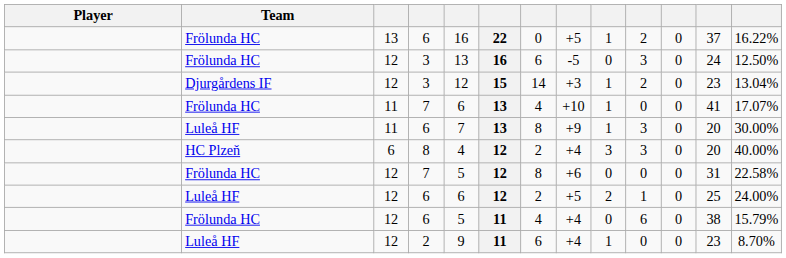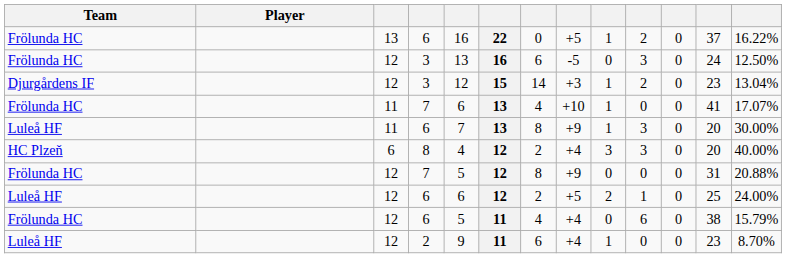columns swapped: (93, 15) <-> (278, 15)
(573, 173) +6 -> (573, 173) +9
(756, 173) 22.58% -> (756, 173) 20.88%
